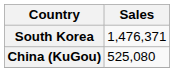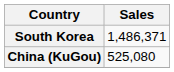(137, 36) 1,476,371 -> (137, 36) 1,486,371
